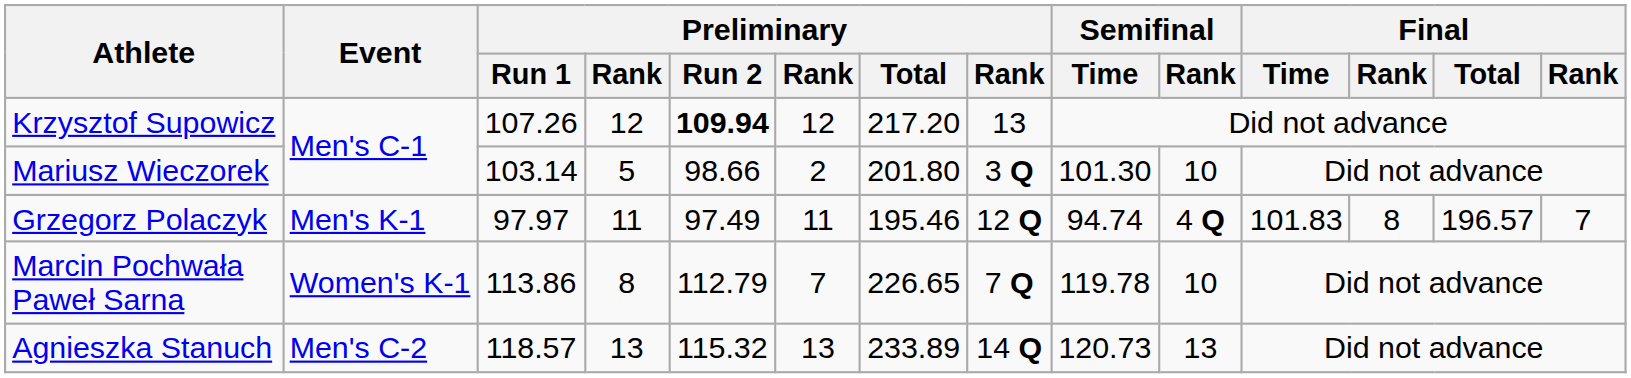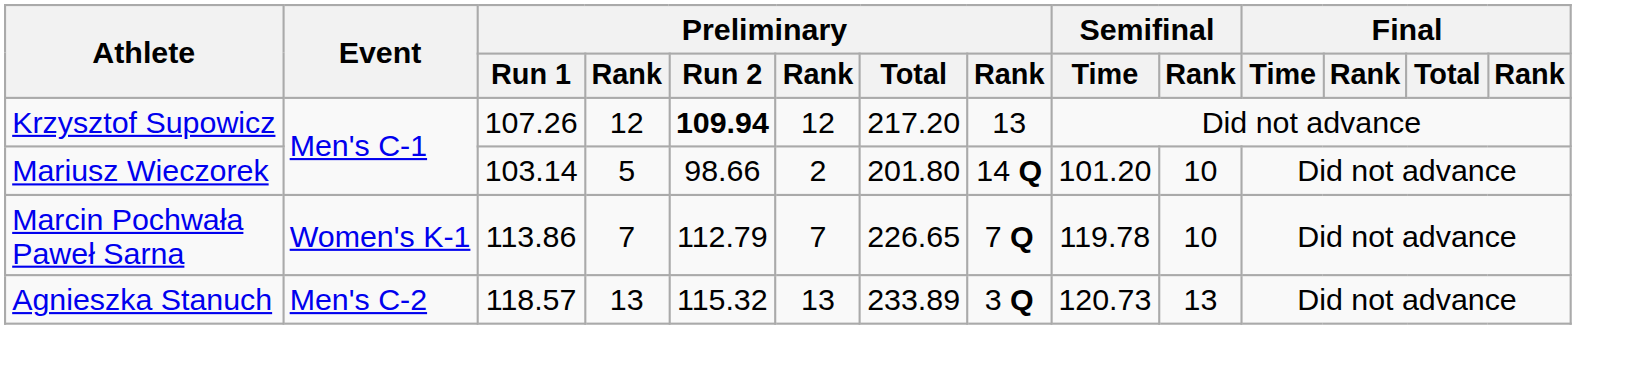(1009, 171) 3 Q -> (1009, 171) 14 Q
(1105, 171) 101.30 -> (1105, 171) 101.20
- row: (140, 219)
(627, 284) 8 -> (627, 236) 7
(1009, 349) 14 Q -> (1009, 301) 3 Q
